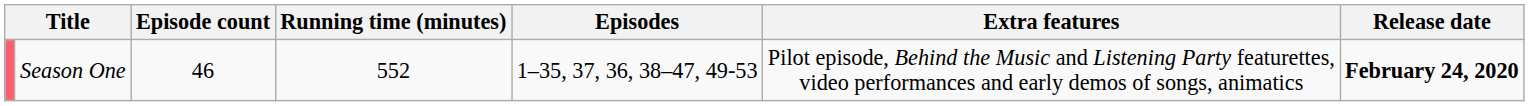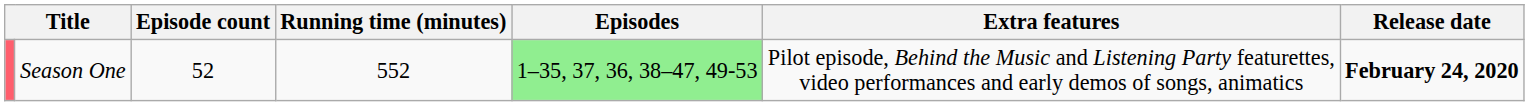(203, 69) 46 -> (203, 69) 52
(637, 69) no background -> (637, 69) lightgreen background
